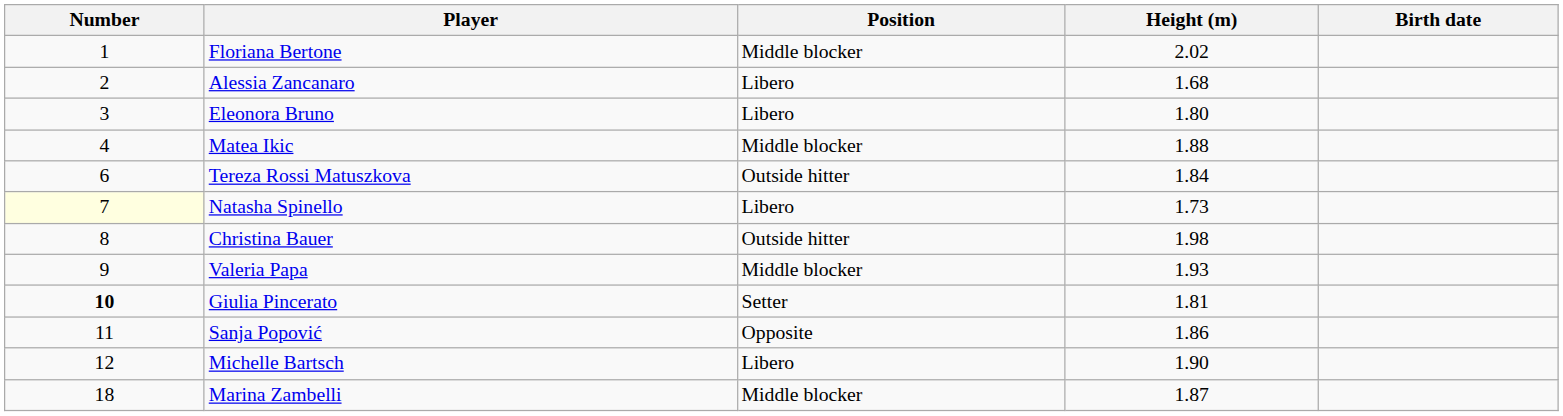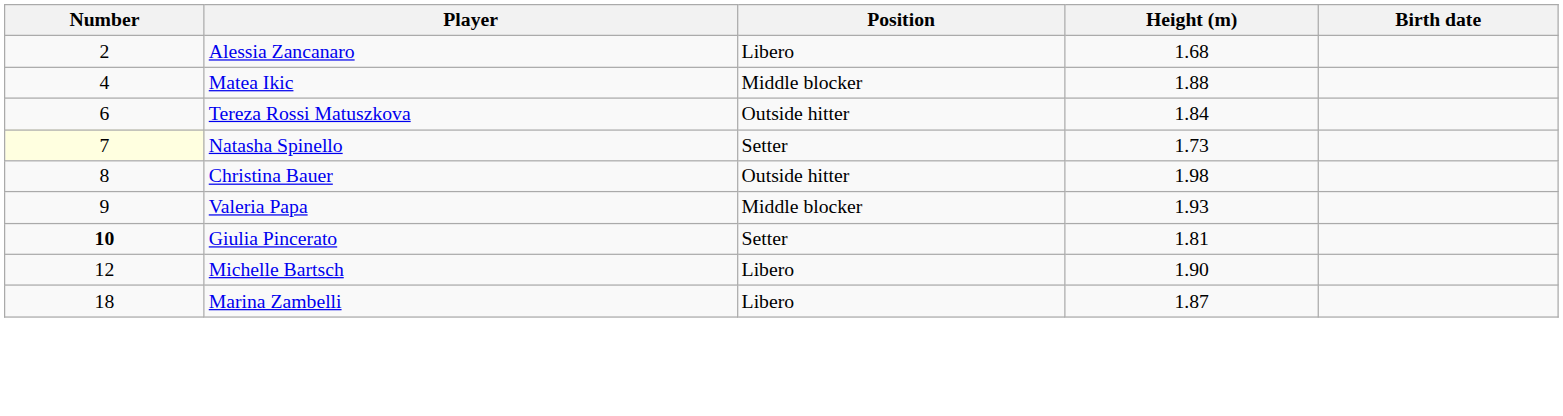- row: (275, 51)
- row: (271, 113)
(768, 207) Libero -> (765, 144) Setter
- row: (265, 332)
(802, 394) Middle blocker -> (768, 301) Libero
